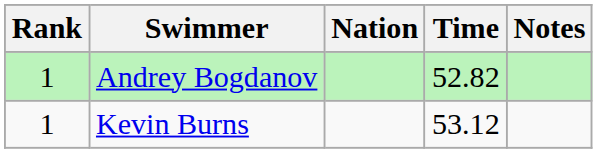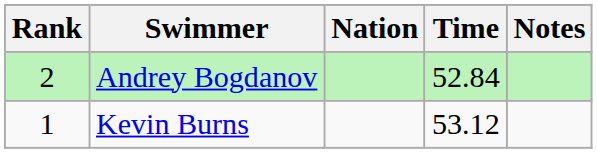(47, 76) 1 -> (47, 76) 2
(466, 76) 52.82 -> (466, 76) 52.84
